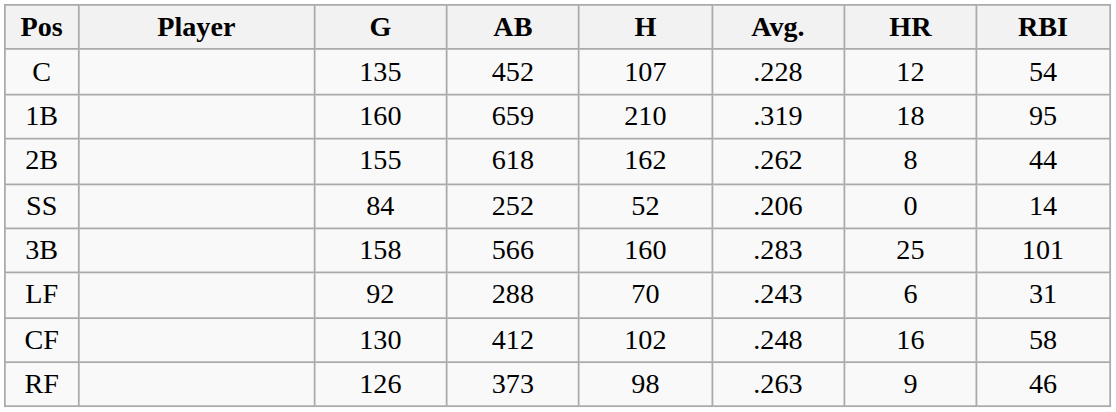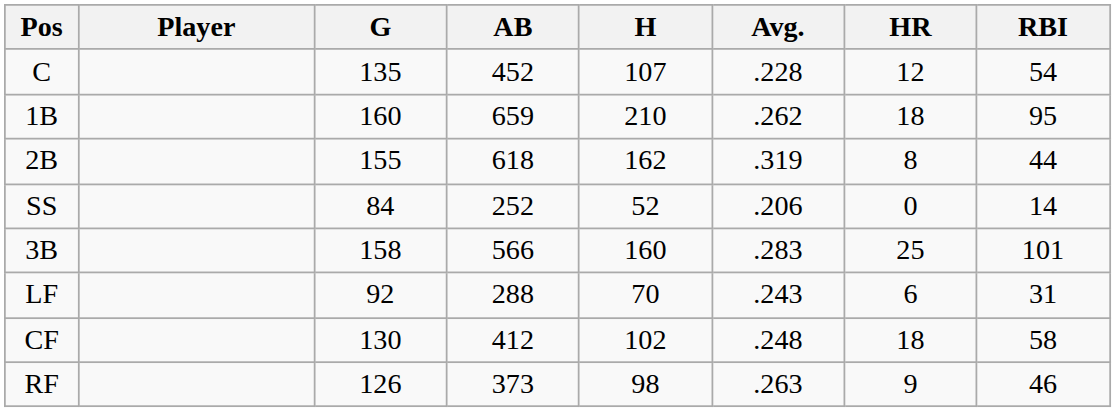(778, 116) .319 -> (778, 116) .262
(778, 160) .262 -> (778, 160) .319
(910, 339) 16 -> (910, 339) 18
